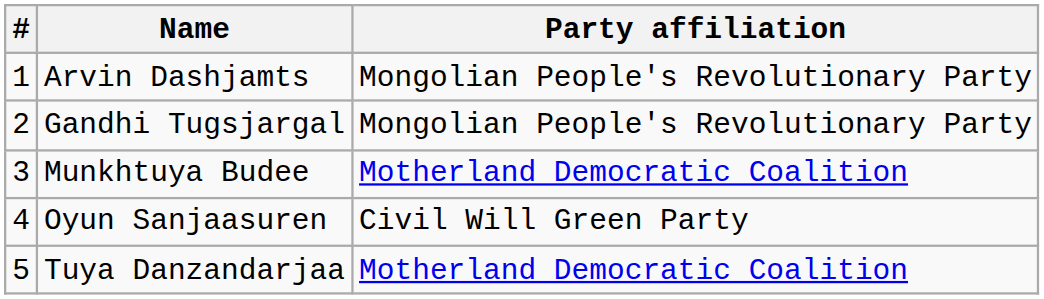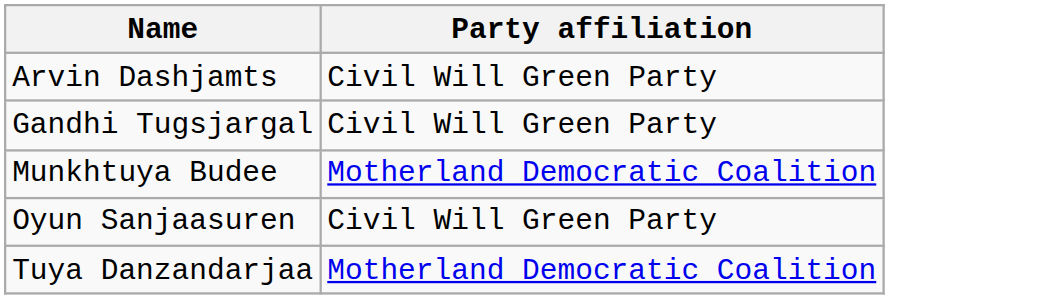- column: (21, 29)
(696, 77) Mongolian People's Revolutionary Party -> (522, 77) Civil Will Green Party
(696, 125) Mongolian People's Revolutionary Party -> (522, 125) Civil Will Green Party
